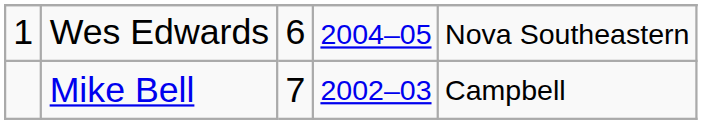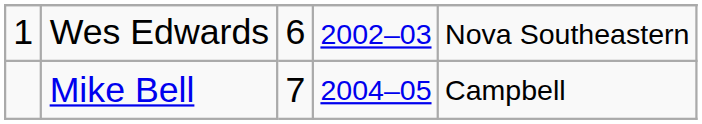(376, 33) 2004–05 -> (376, 33) 2002–03
(376, 90) 2002–03 -> (376, 90) 2004–05
